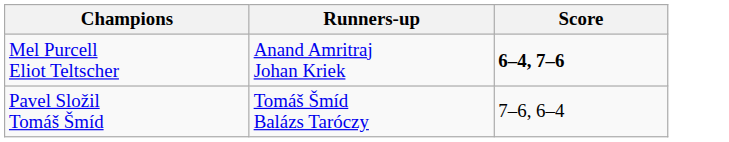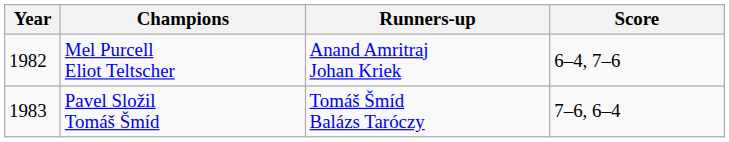+ column: (33, 19)
(531, 60) bold -> (587, 60) normal
